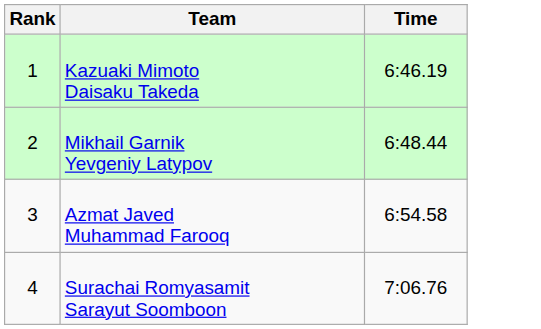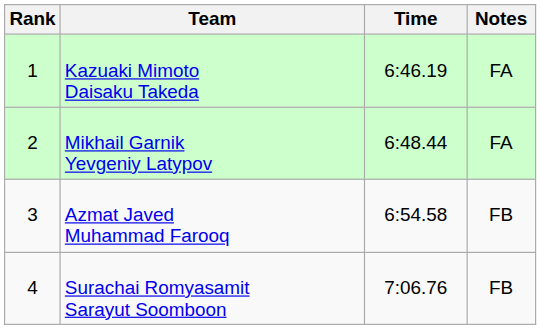+ column: (501, 19)
